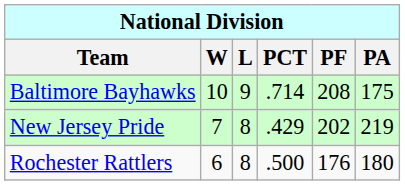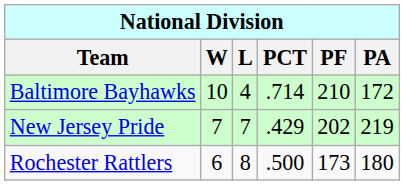(245, 92) 9 -> (245, 92) 4
(334, 92) 208 -> (334, 92) 210
(377, 92) 175 -> (377, 92) 172
(245, 127) 8 -> (245, 127) 7
(334, 162) 176 -> (334, 162) 173
